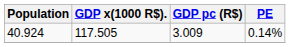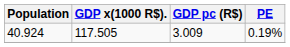(265, 33) 0.14% -> (265, 33) 0.19%
